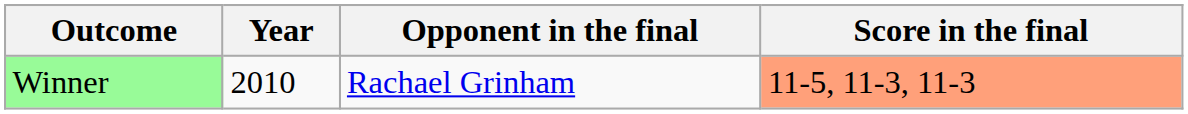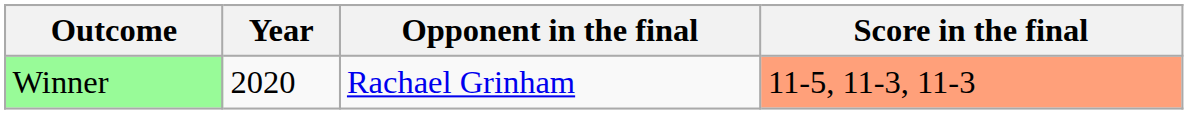(263, 81) 2010 -> (263, 81) 2020
